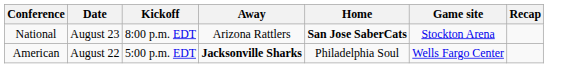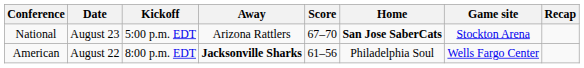+ column: (322, 14)
(160, 34) 8:00 p.m. EDT -> (160, 34) 5:00 p.m. EDT
(160, 53) 5:00 p.m. EDT -> (160, 53) 8:00 p.m. EDT
